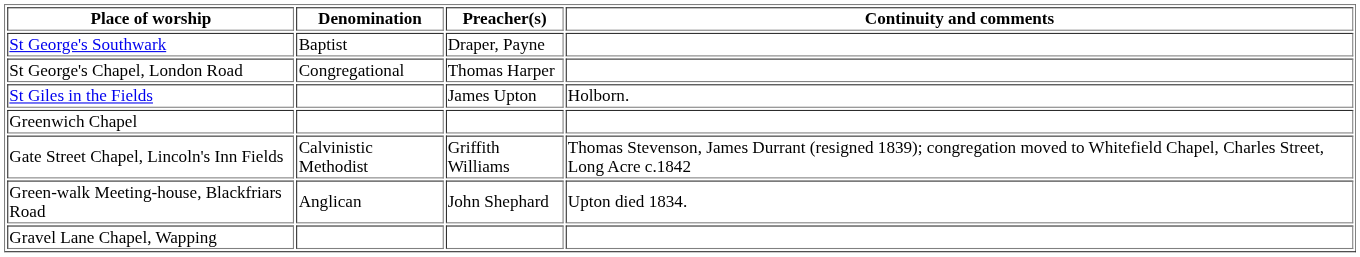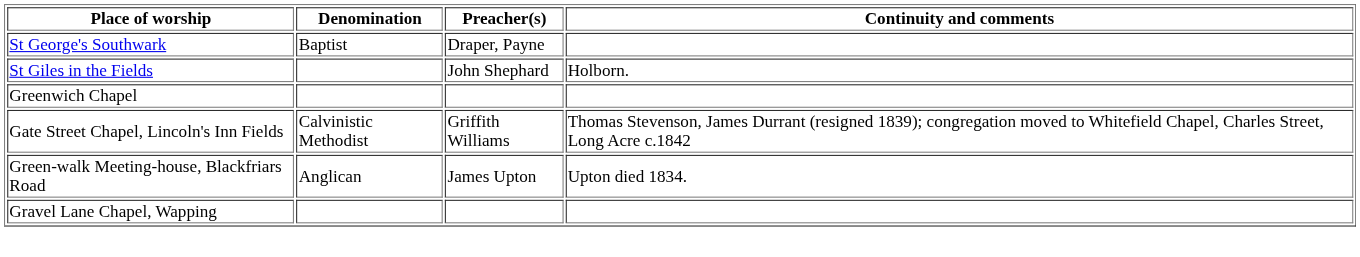- row: (126, 70)
(492, 95) James Upton -> (498, 70) John Shephard
(498, 201) John Shephard -> (492, 176) James Upton
